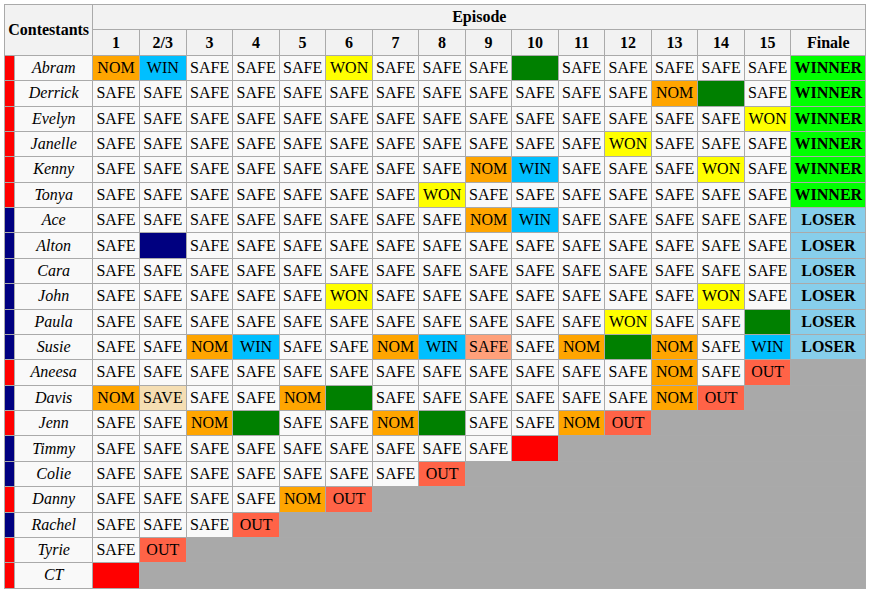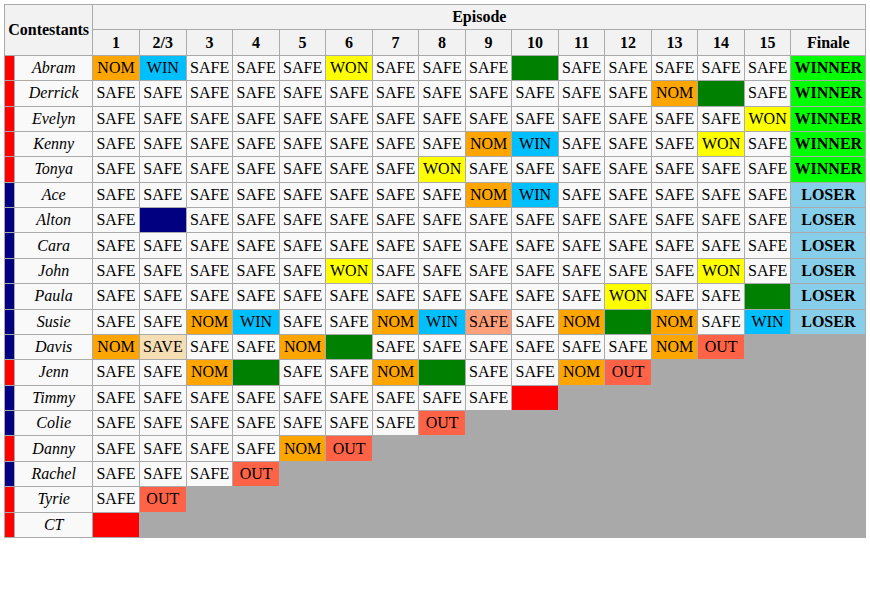- row: (54, 144)
- row: (54, 372)
